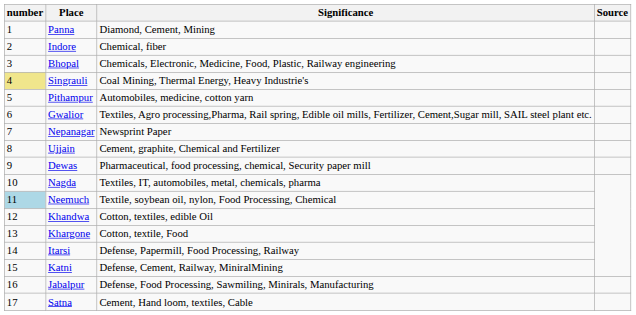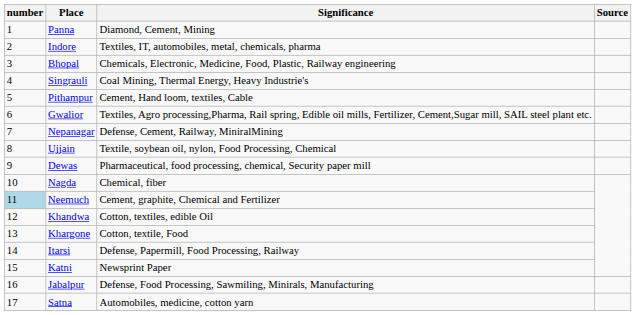(133, 47) Chemical, fiber -> (210, 47) Textiles, IT, automobiles, metal, chemicals, pharma
(9, 81) khaki background -> (9, 81) no background
(176, 98) Automobiles, medicine, cotton yarn -> (176, 98) Cement, Hand loom, textiles, Cable
(135, 132) Newsprint Paper -> (191, 132) Defense, Cement, Railway, MiniralMining
(190, 149) Cement, graphite, Chemical and Fertilizer -> (218, 149) Textile, soybean oil, nylon, Food Processing, Chemical
(210, 183) Textiles, IT, automobiles, metal, chemicals, pharma -> (133, 183) Chemical, fiber
(218, 200) Textile, soybean oil, nylon, Food Processing, Chemical -> (190, 200) Cement, graphite, Chemical and Fertilizer
(191, 268) Defense, Cement, Railway, MiniralMining -> (135, 268) Newsprint Paper
(176, 302) Cement, Hand loom, textiles, Cable -> (176, 302) Automobiles, medicine, cotton yarn
